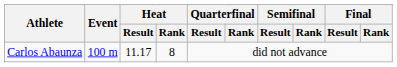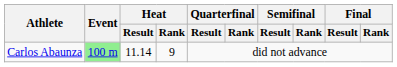(103, 52) no background -> (103, 52) lightgreen background
(138, 52) 11.17 -> (138, 52) 11.14
(172, 52) 8 -> (172, 52) 9
